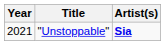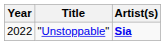(20, 31) 2021 -> (20, 31) 2022
